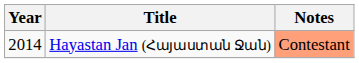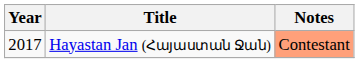(25, 44) 2014 -> (25, 44) 2017
